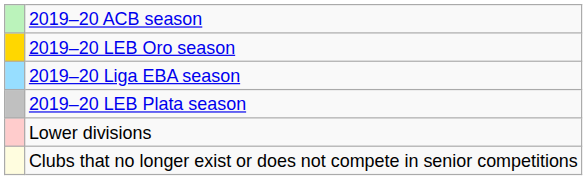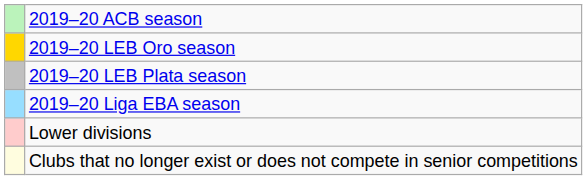rows swapped: (138, 104) <-> (135, 76)
